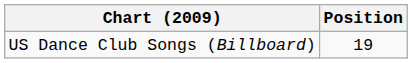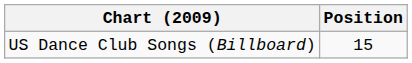(363, 45) 19 -> (363, 45) 15
